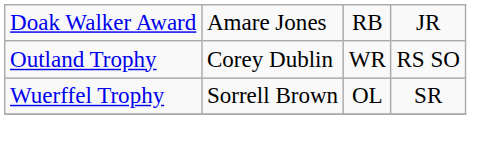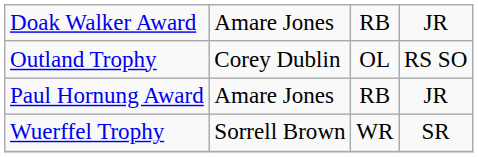(367, 59) WR -> (375, 59) OL
+ row: (107, 95)
(367, 95) OL -> (375, 132) WR
